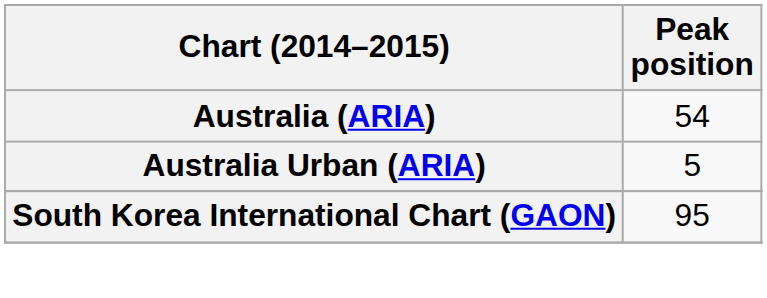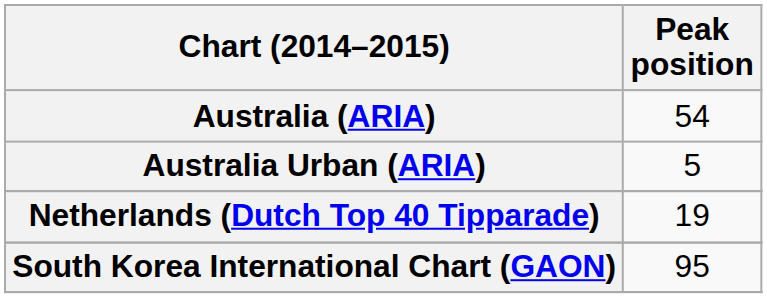+ row: (314, 215)
